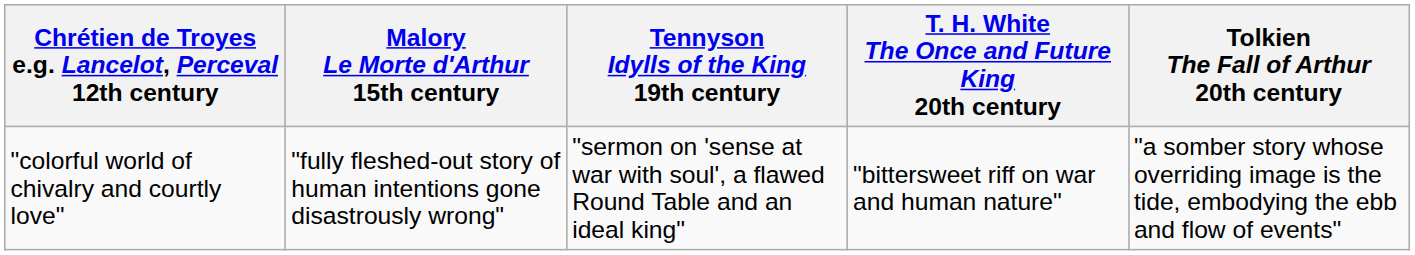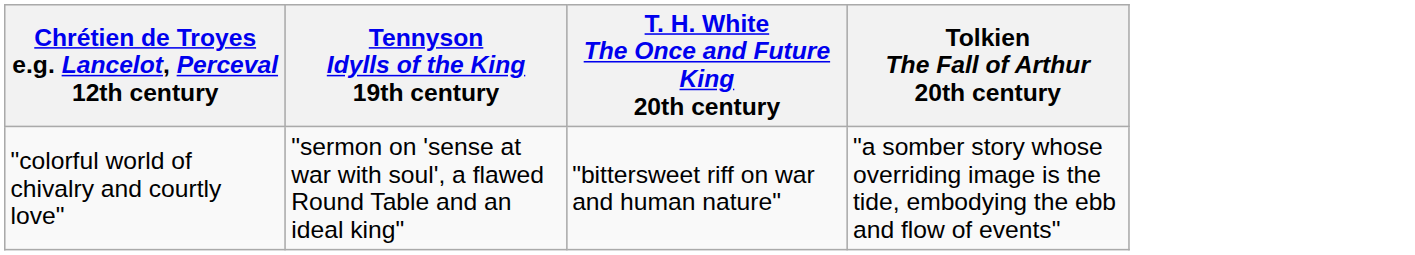- column: (426, 65)
